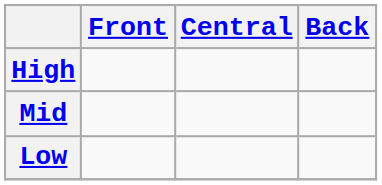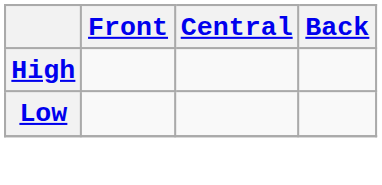- row: (43, 114)
